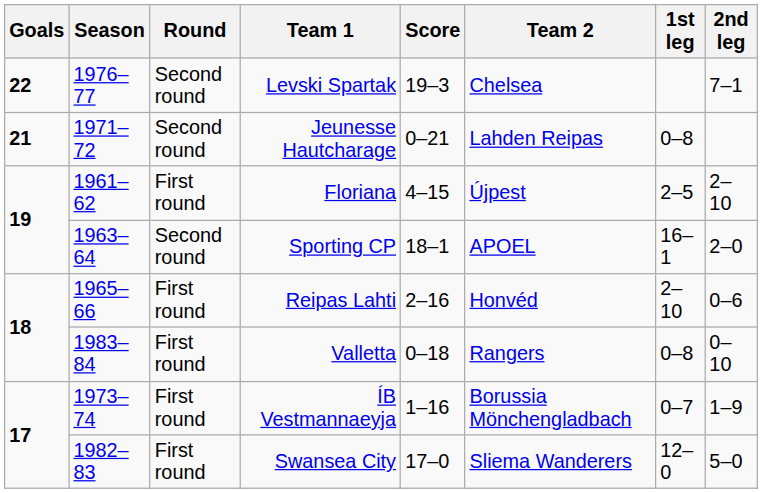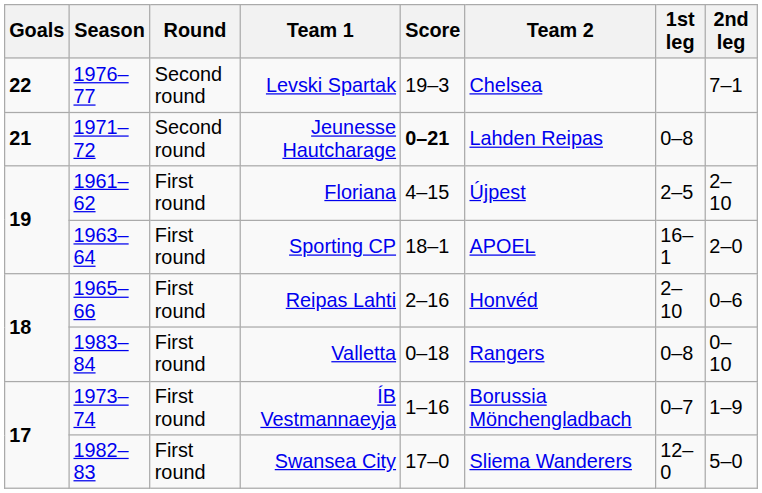(427, 138) normal -> (427, 138) bold
(188, 246) Second round -> (180, 246) First round
